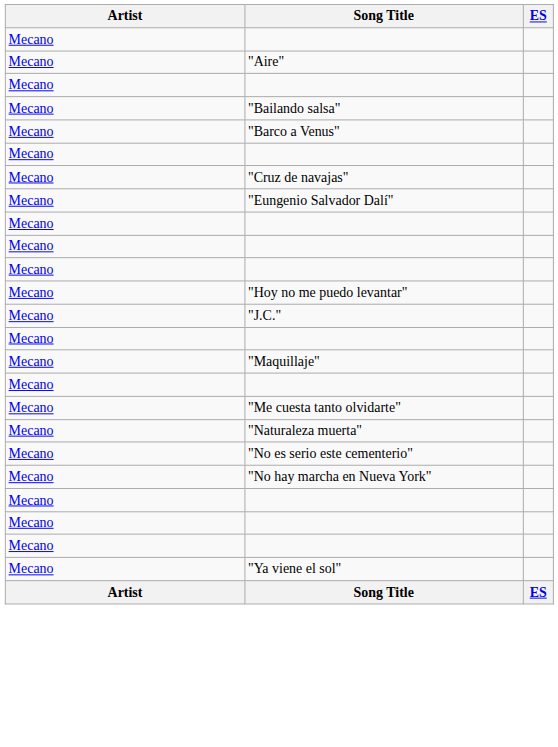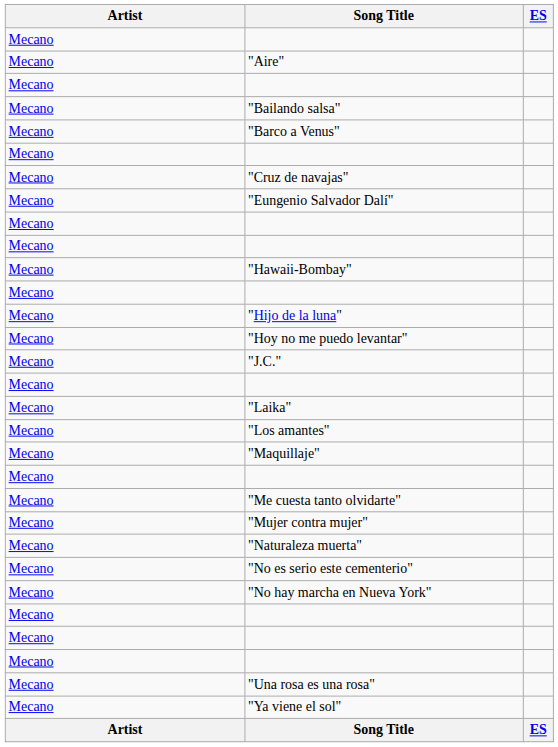+ row: (31, 269)
+ row: (31, 315)
+ row: (31, 407)
+ row: (31, 430)
+ row: (31, 522)
+ row: (31, 684)
